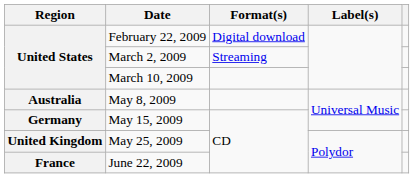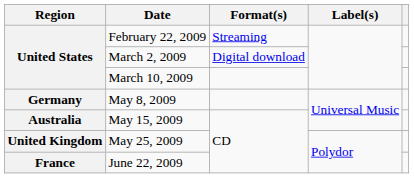(259, 36) Digital download -> (240, 36) Streaming
(240, 57) Streaming -> (259, 57) Digital download
(55, 99) Australia -> (55, 99) Germany
(55, 120) Germany -> (55, 120) Australia
